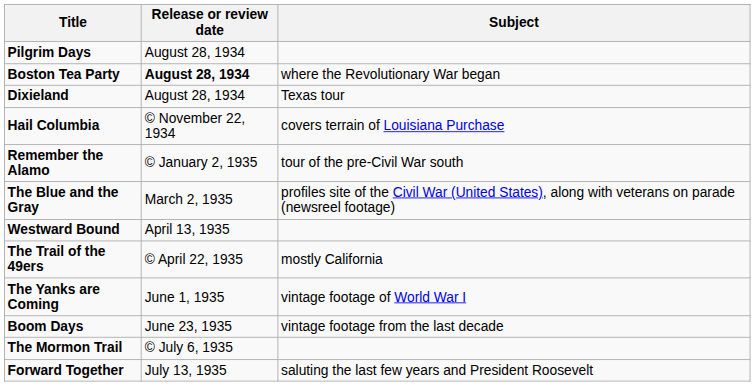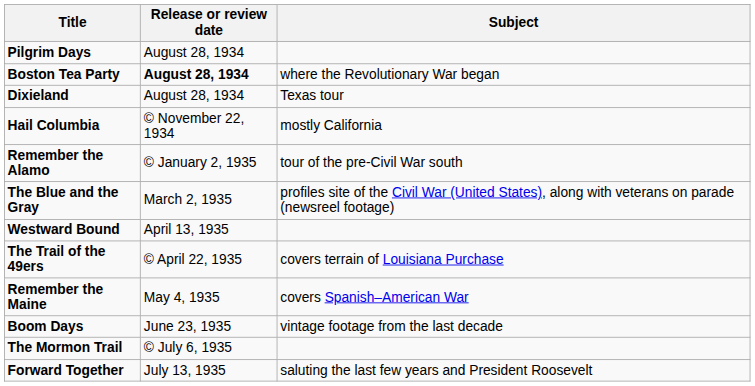(393, 125) covers terrain of Louisiana Purchase -> (331, 125) mostly California
(332, 259) mostly California -> (392, 259) covers terrain of Louisiana Purchase
+ row: (55, 296)
- row: (54, 296)
